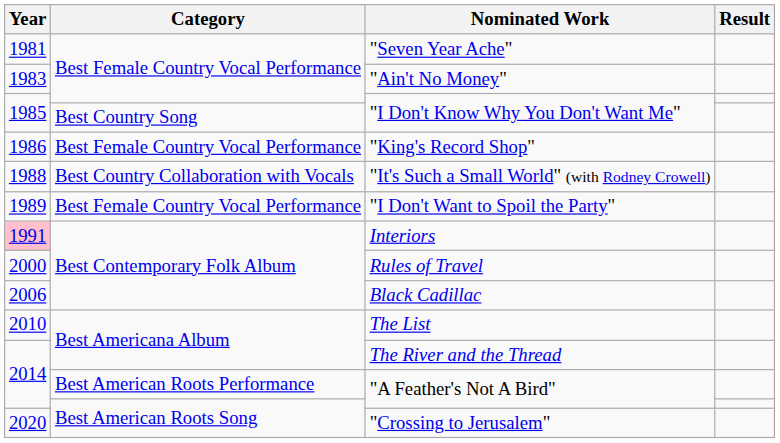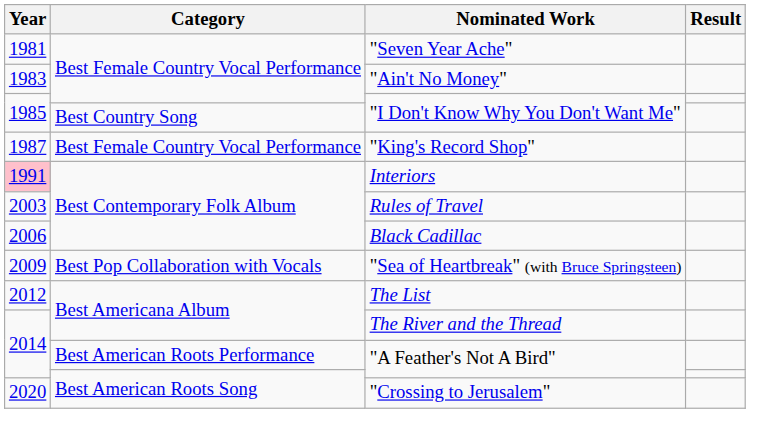(28, 146) 1986 -> (28, 146) 1987
- row: (204, 176)
- row: (208, 206)
(28, 265) 2000 -> (28, 206) 2003
+ row: (188, 265)
(28, 324) 2010 -> (28, 295) 2012
